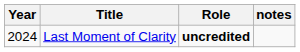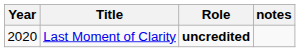(22, 36) 2024 -> (22, 36) 2020
